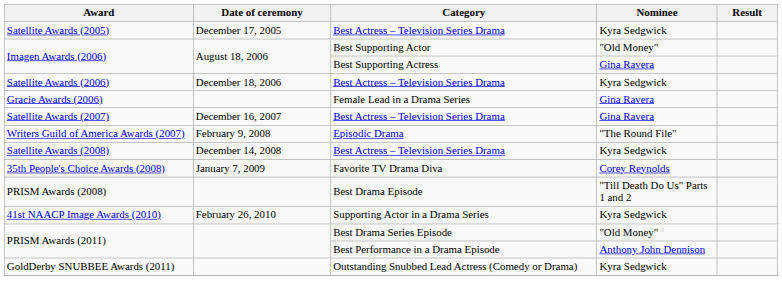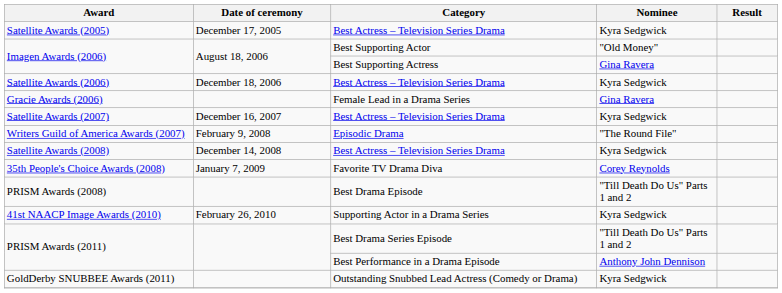(627, 116) Gina Ravera -> (633, 116) Kyra Sedgwick
(629, 232) "Old Money" -> (653, 238) "Till Death Do Us" Parts 1 and 2
